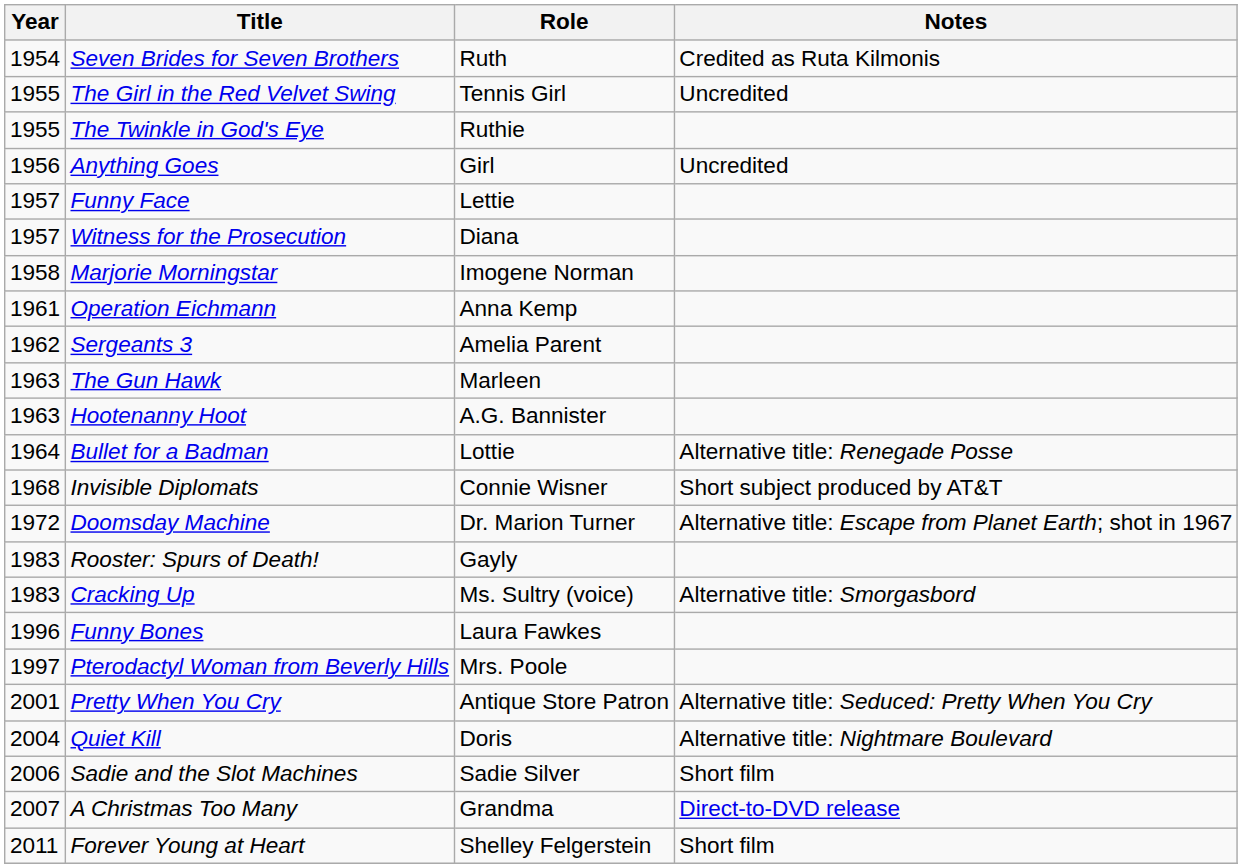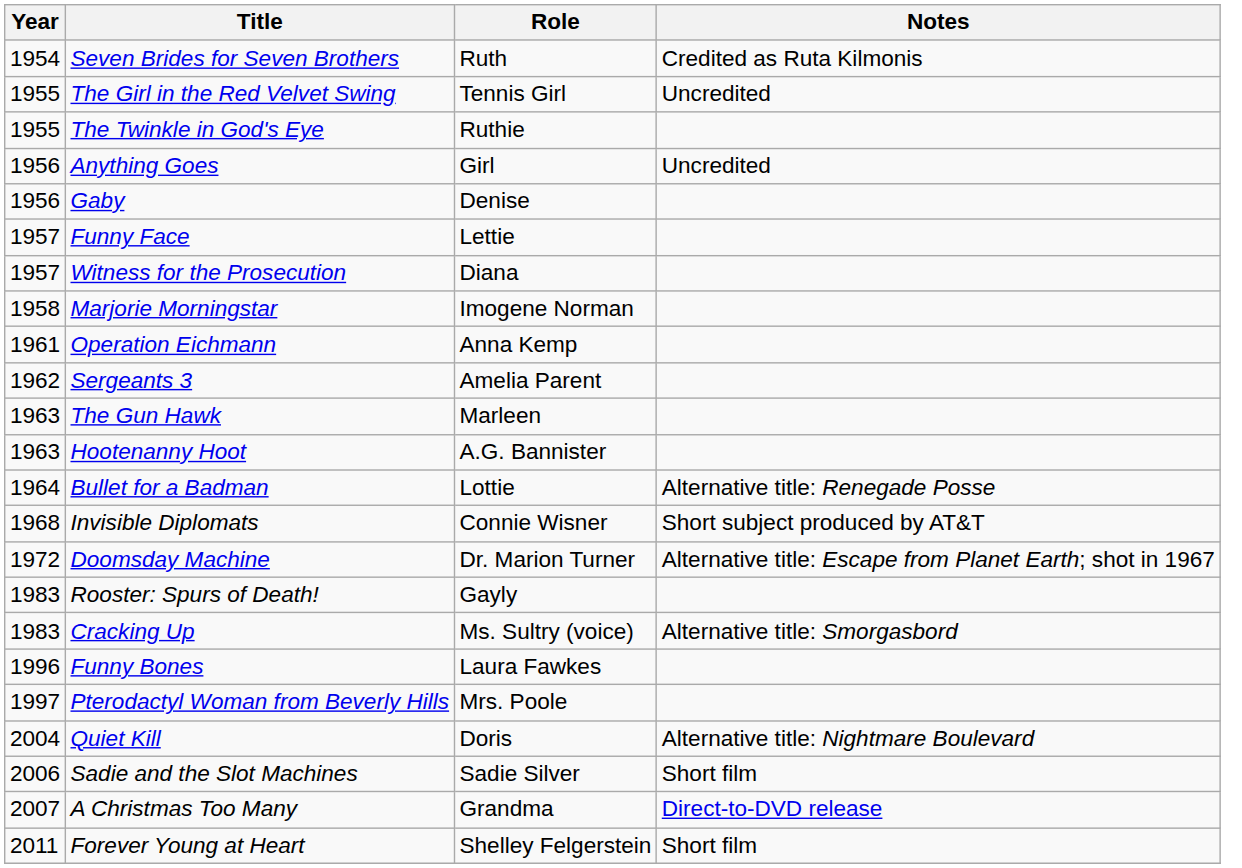+ row: (97, 201)
- row: (176, 702)
